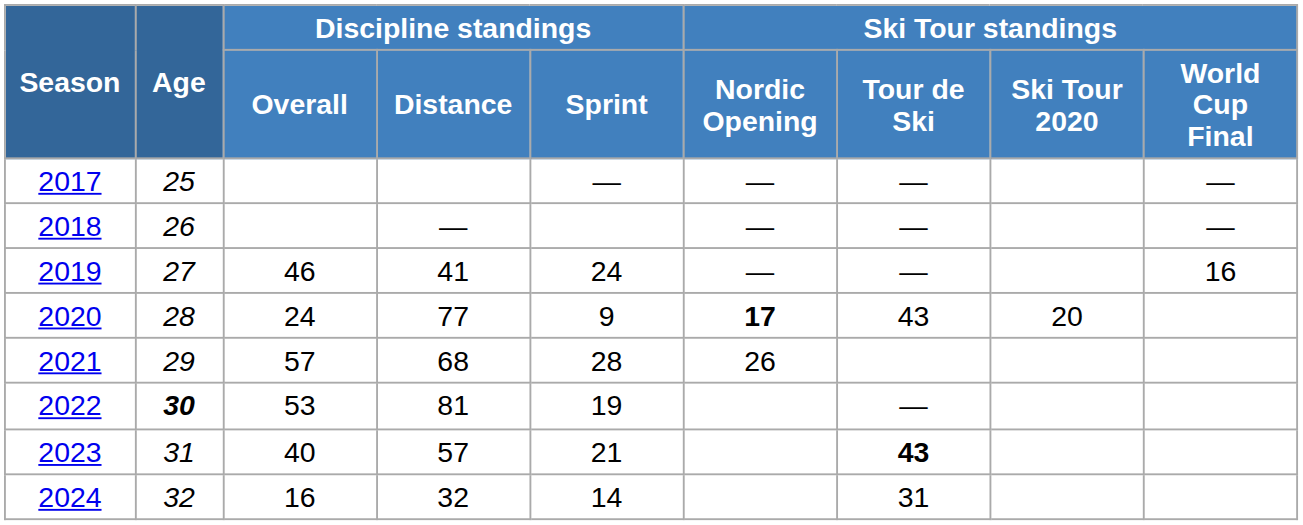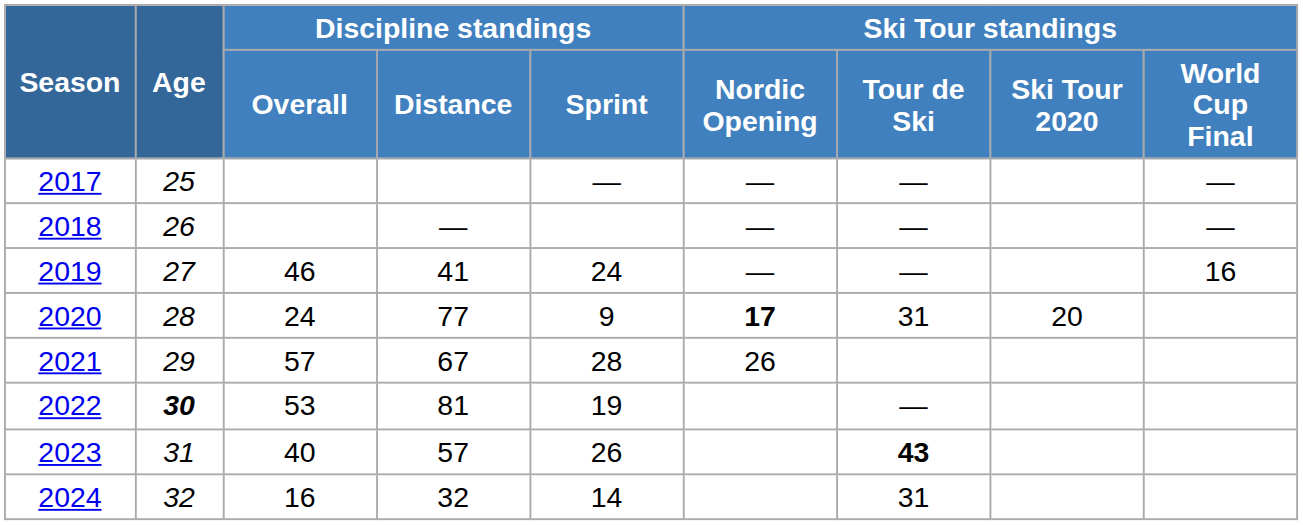(914, 316) 43 -> (914, 316) 31
(453, 361) 68 -> (453, 361) 67
(607, 451) 21 -> (607, 451) 26
